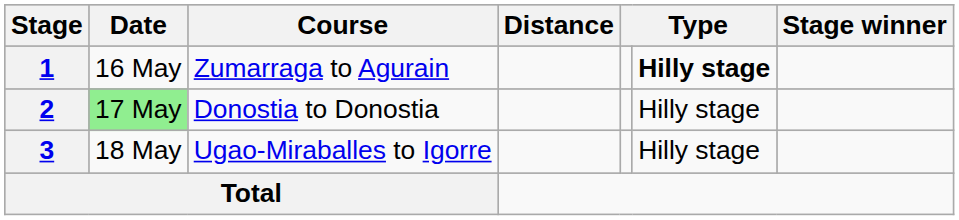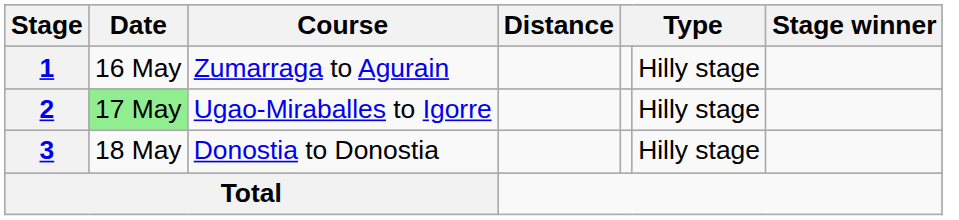(704, 67) bold -> (699, 67) normal
(316, 109) Donostia to Donostia -> (343, 109) Ugao-Miraballes to Igorre
(343, 151) Ugao-Miraballes to Igorre -> (316, 151) Donostia to Donostia
